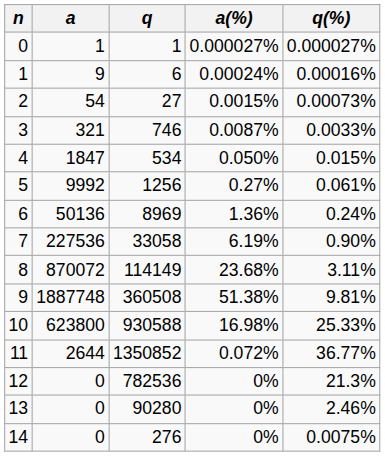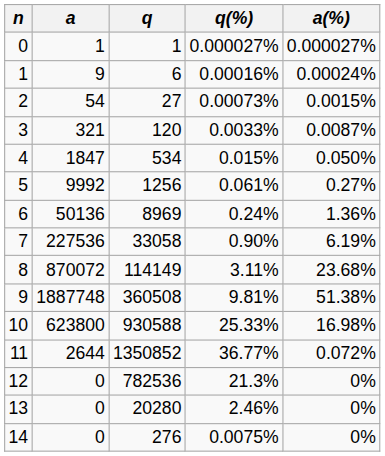columns swapped: (234, 18) <-> (331, 18)
(167, 130) 746 -> (167, 130) 120
(157, 409) 90280 -> (157, 409) 20280
